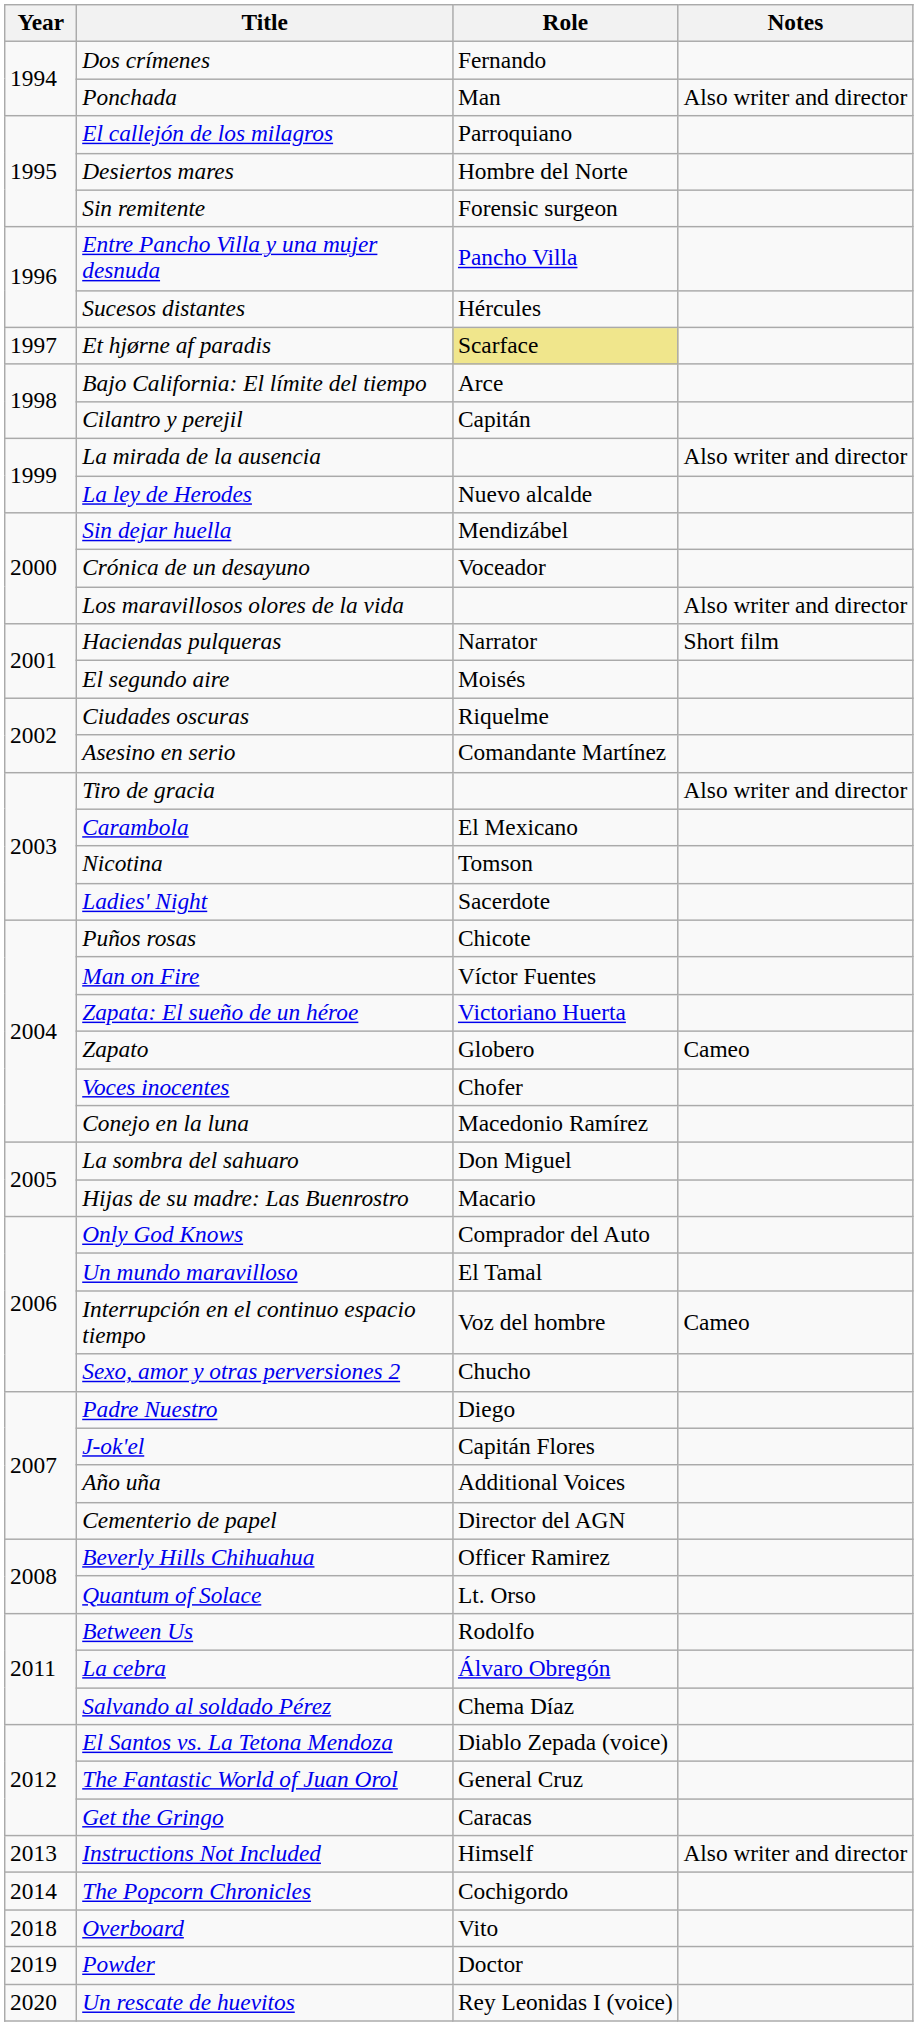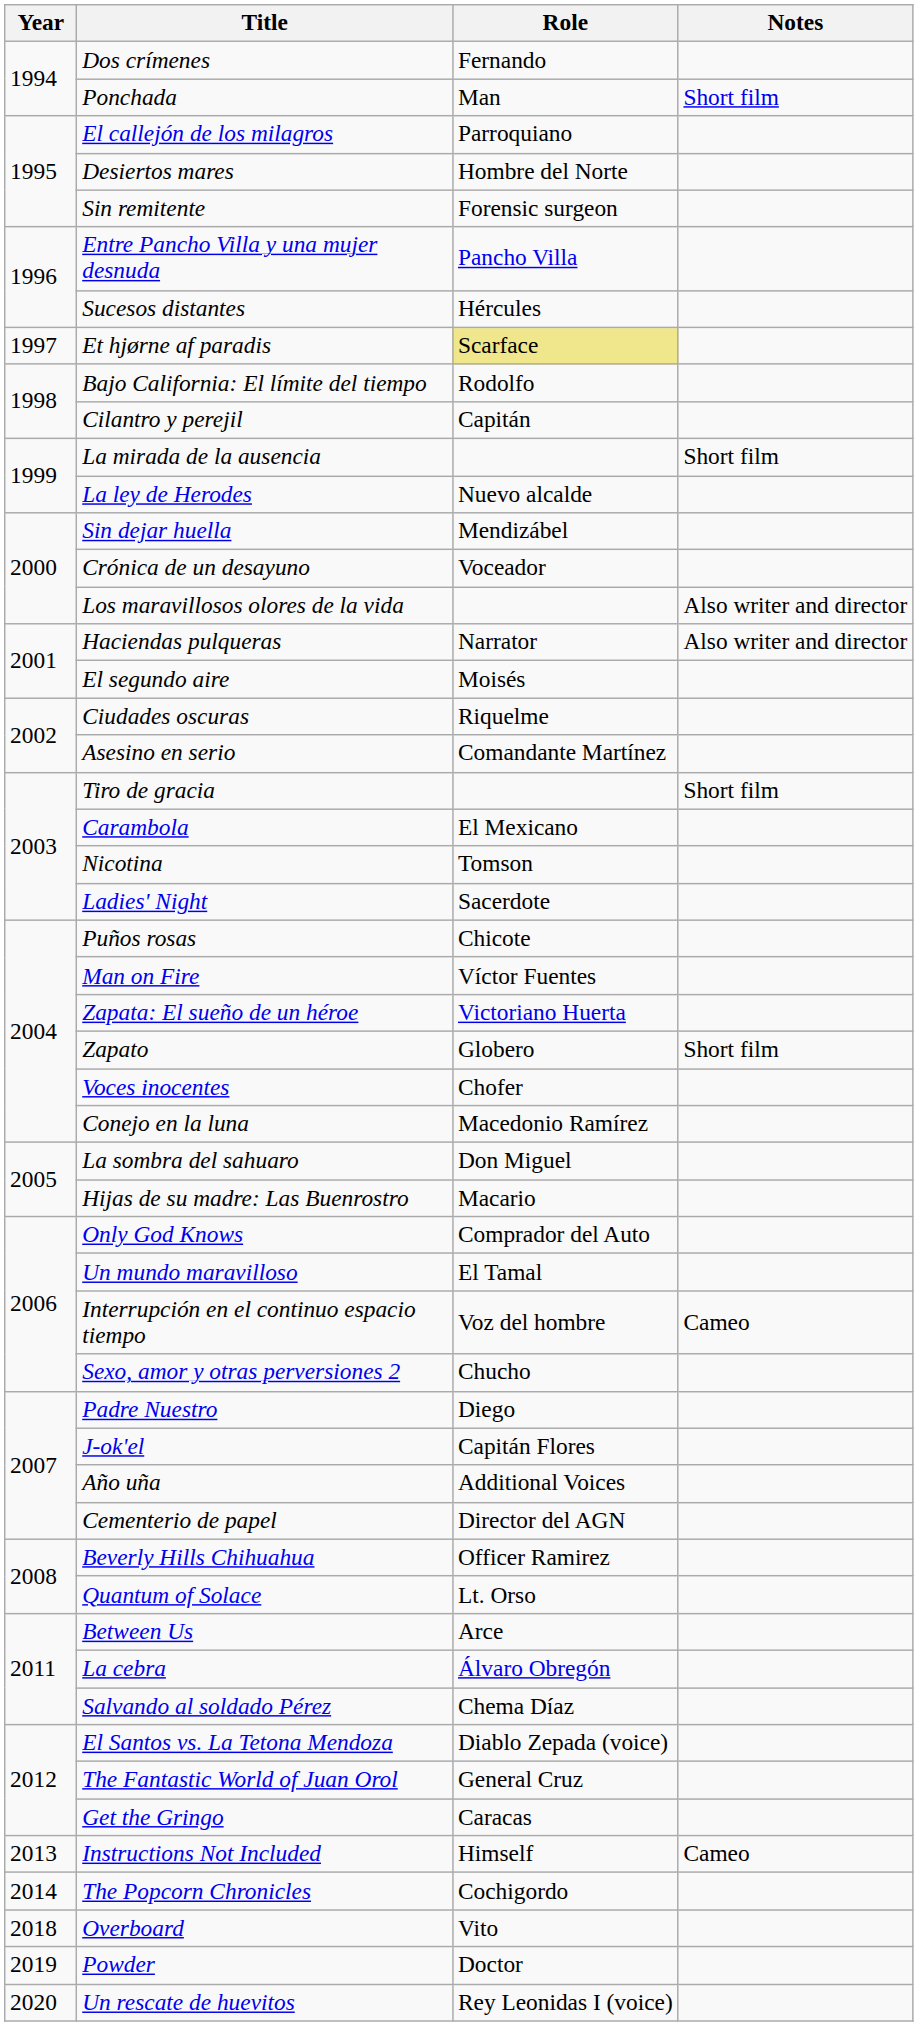(795, 97) Also writer and director -> (731, 97) Short film
(481, 382) Arce -> (496, 382) Rodolfo
(795, 456) Also writer and director -> (731, 456) Short film
(731, 642) Short film -> (795, 642) Also writer and director
(795, 790) Also writer and director -> (731, 790) Short film
(717, 1049) Cameo -> (731, 1049) Short film
(496, 1631) Rodolfo -> (481, 1631) Arce
(795, 1853) Also writer and director -> (717, 1853) Cameo
